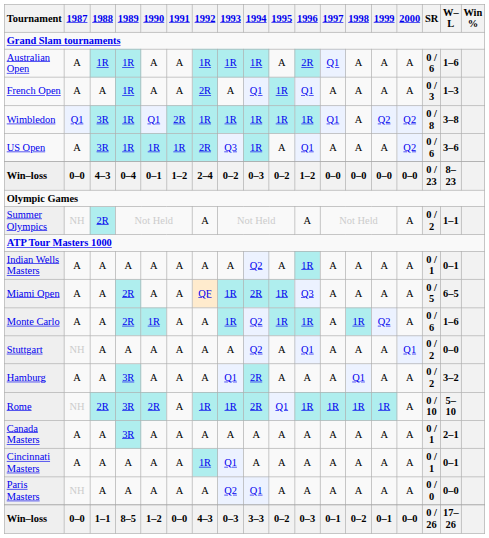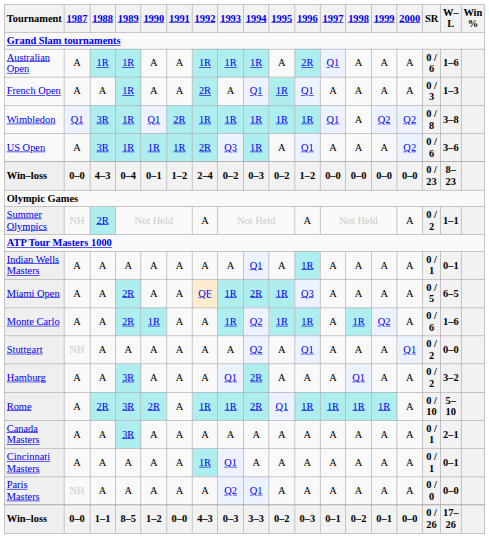(256, 265) Q2 -> (256, 265) Q1
(77, 406) NH -> (77, 406) A
